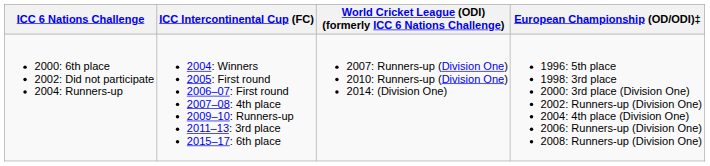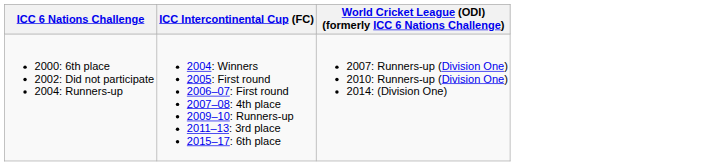- column: (607, 19)
